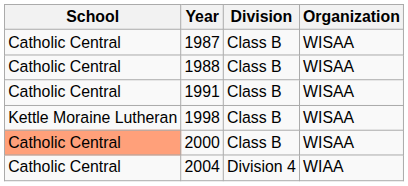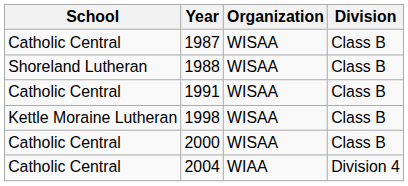columns swapped: (351, 17) <-> (261, 17)
(64, 67) Catholic Central -> (78, 67) Shoreland Lutheran
(64, 142) lightsalmon background -> (64, 142) no background
